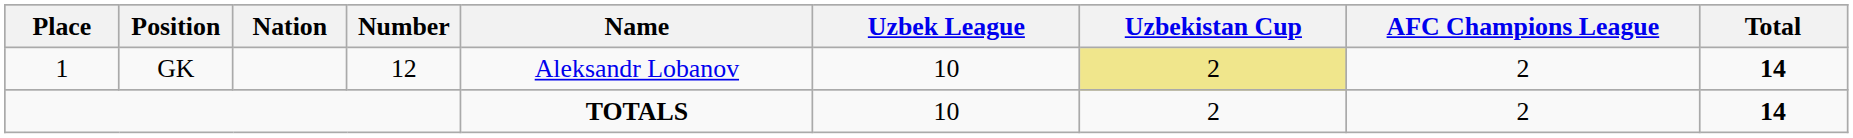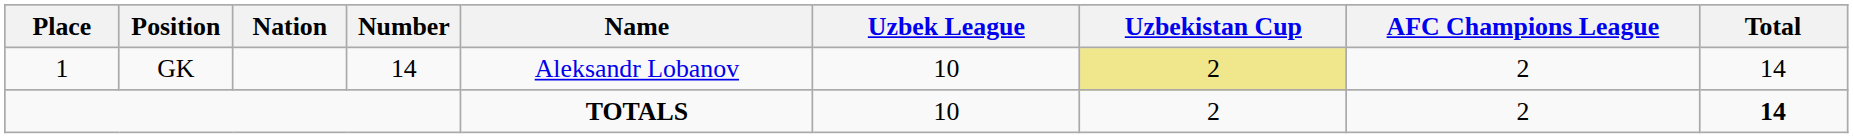(404, 68) 12 -> (404, 68) 14
(1773, 68) bold -> (1773, 68) normal
